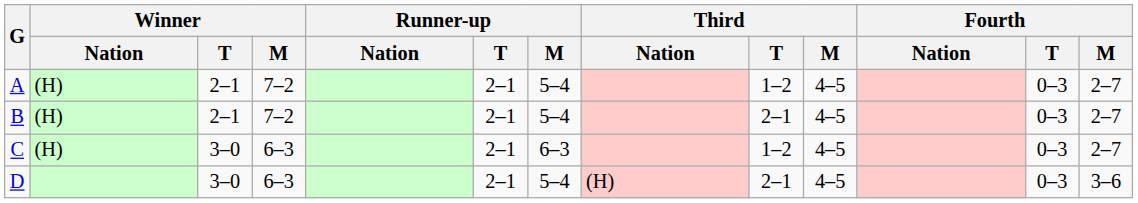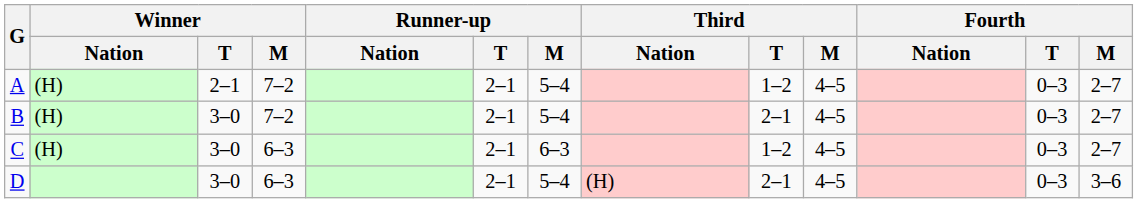(225, 117) 2–1 -> (225, 117) 3–0
